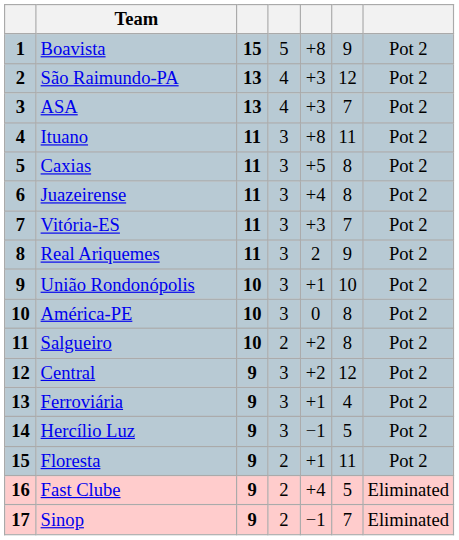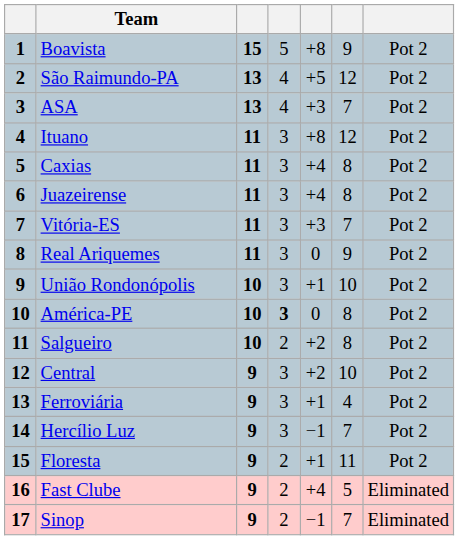(316, 78) +3 -> (316, 78) +5
(347, 136) 11 -> (347, 136) 12
(316, 166) +5 -> (316, 166) +4
(316, 254) 2 -> (316, 254) 0
(284, 313) normal -> (284, 313) bold
(347, 372) 12 -> (347, 372) 10
(347, 431) 5 -> (347, 431) 7
